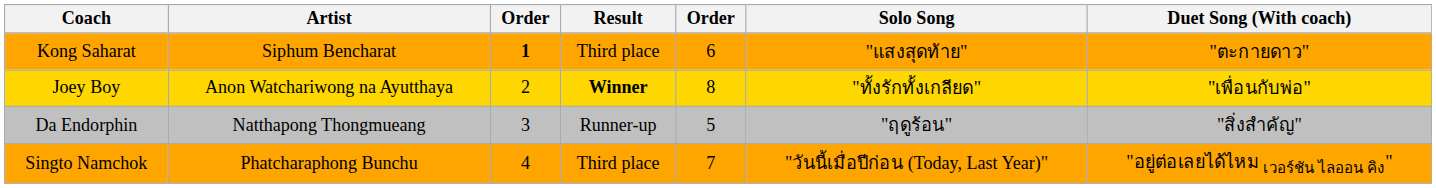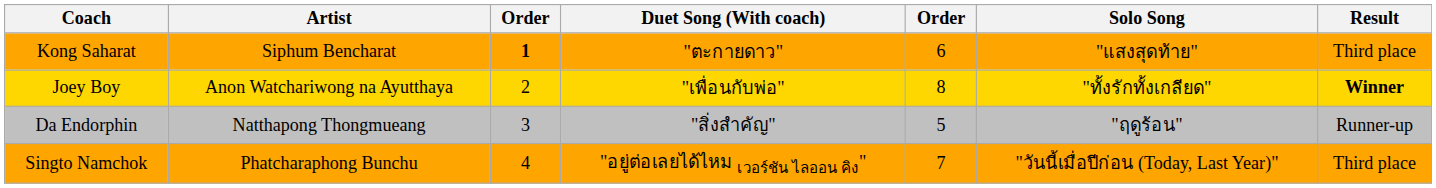columns swapped: (1259, 18) <-> (618, 18)
